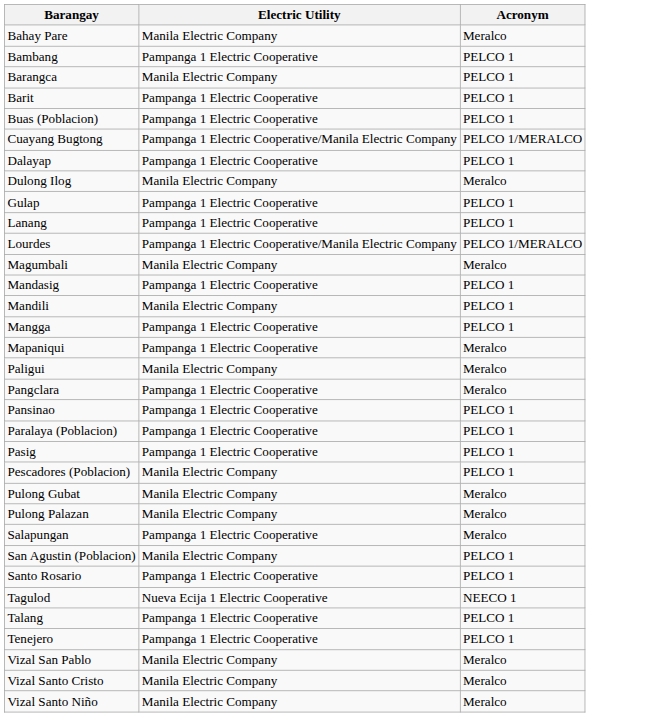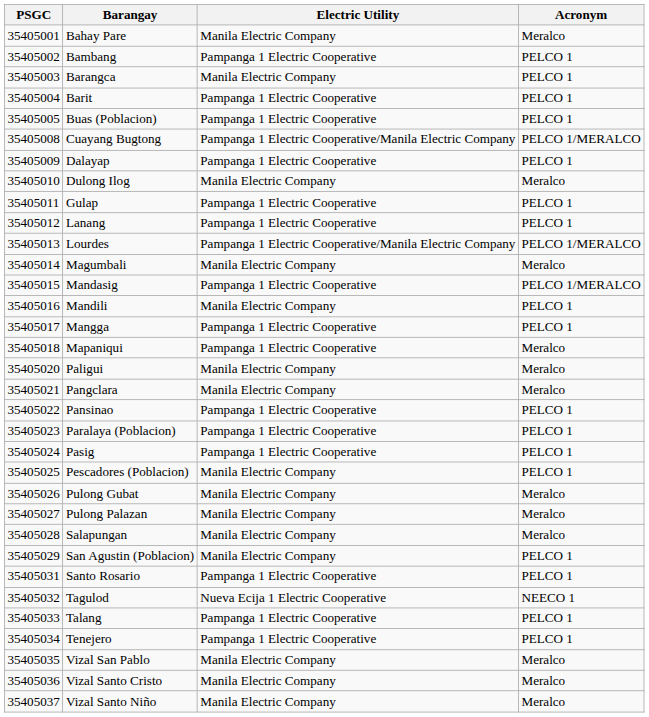+ column: (34, 14)
(489, 285) PELCO 1 -> (581, 285) PELCO 1/MERALCO
(230, 389) Pampanga 1 Electric Cooperative -> (268, 389) Manila Electric Company
(230, 535) Pampanga 1 Electric Cooperative -> (268, 535) Manila Electric Company
